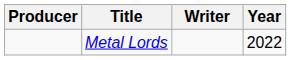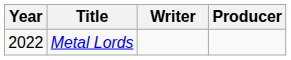columns swapped: (264, 17) <-> (43, 17)
